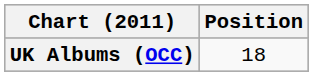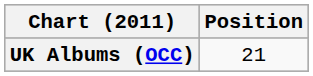(254, 55) 18 -> (254, 55) 21
